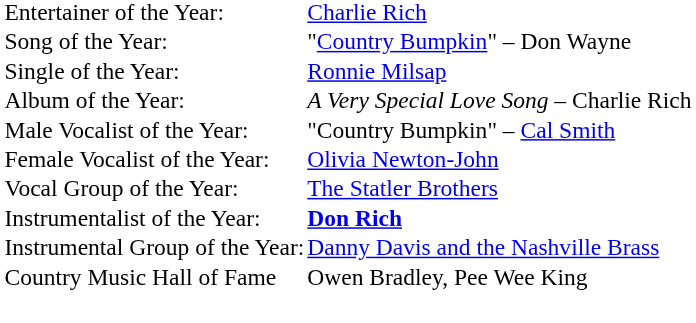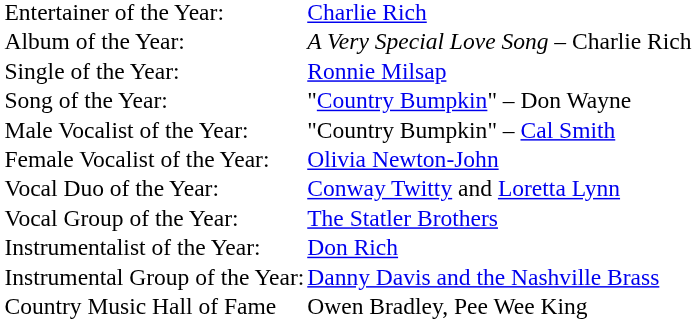rows swapped: (86, 41) <-> (95, 100)
+ row: (112, 188)
(355, 218) bold -> (353, 247) normal
